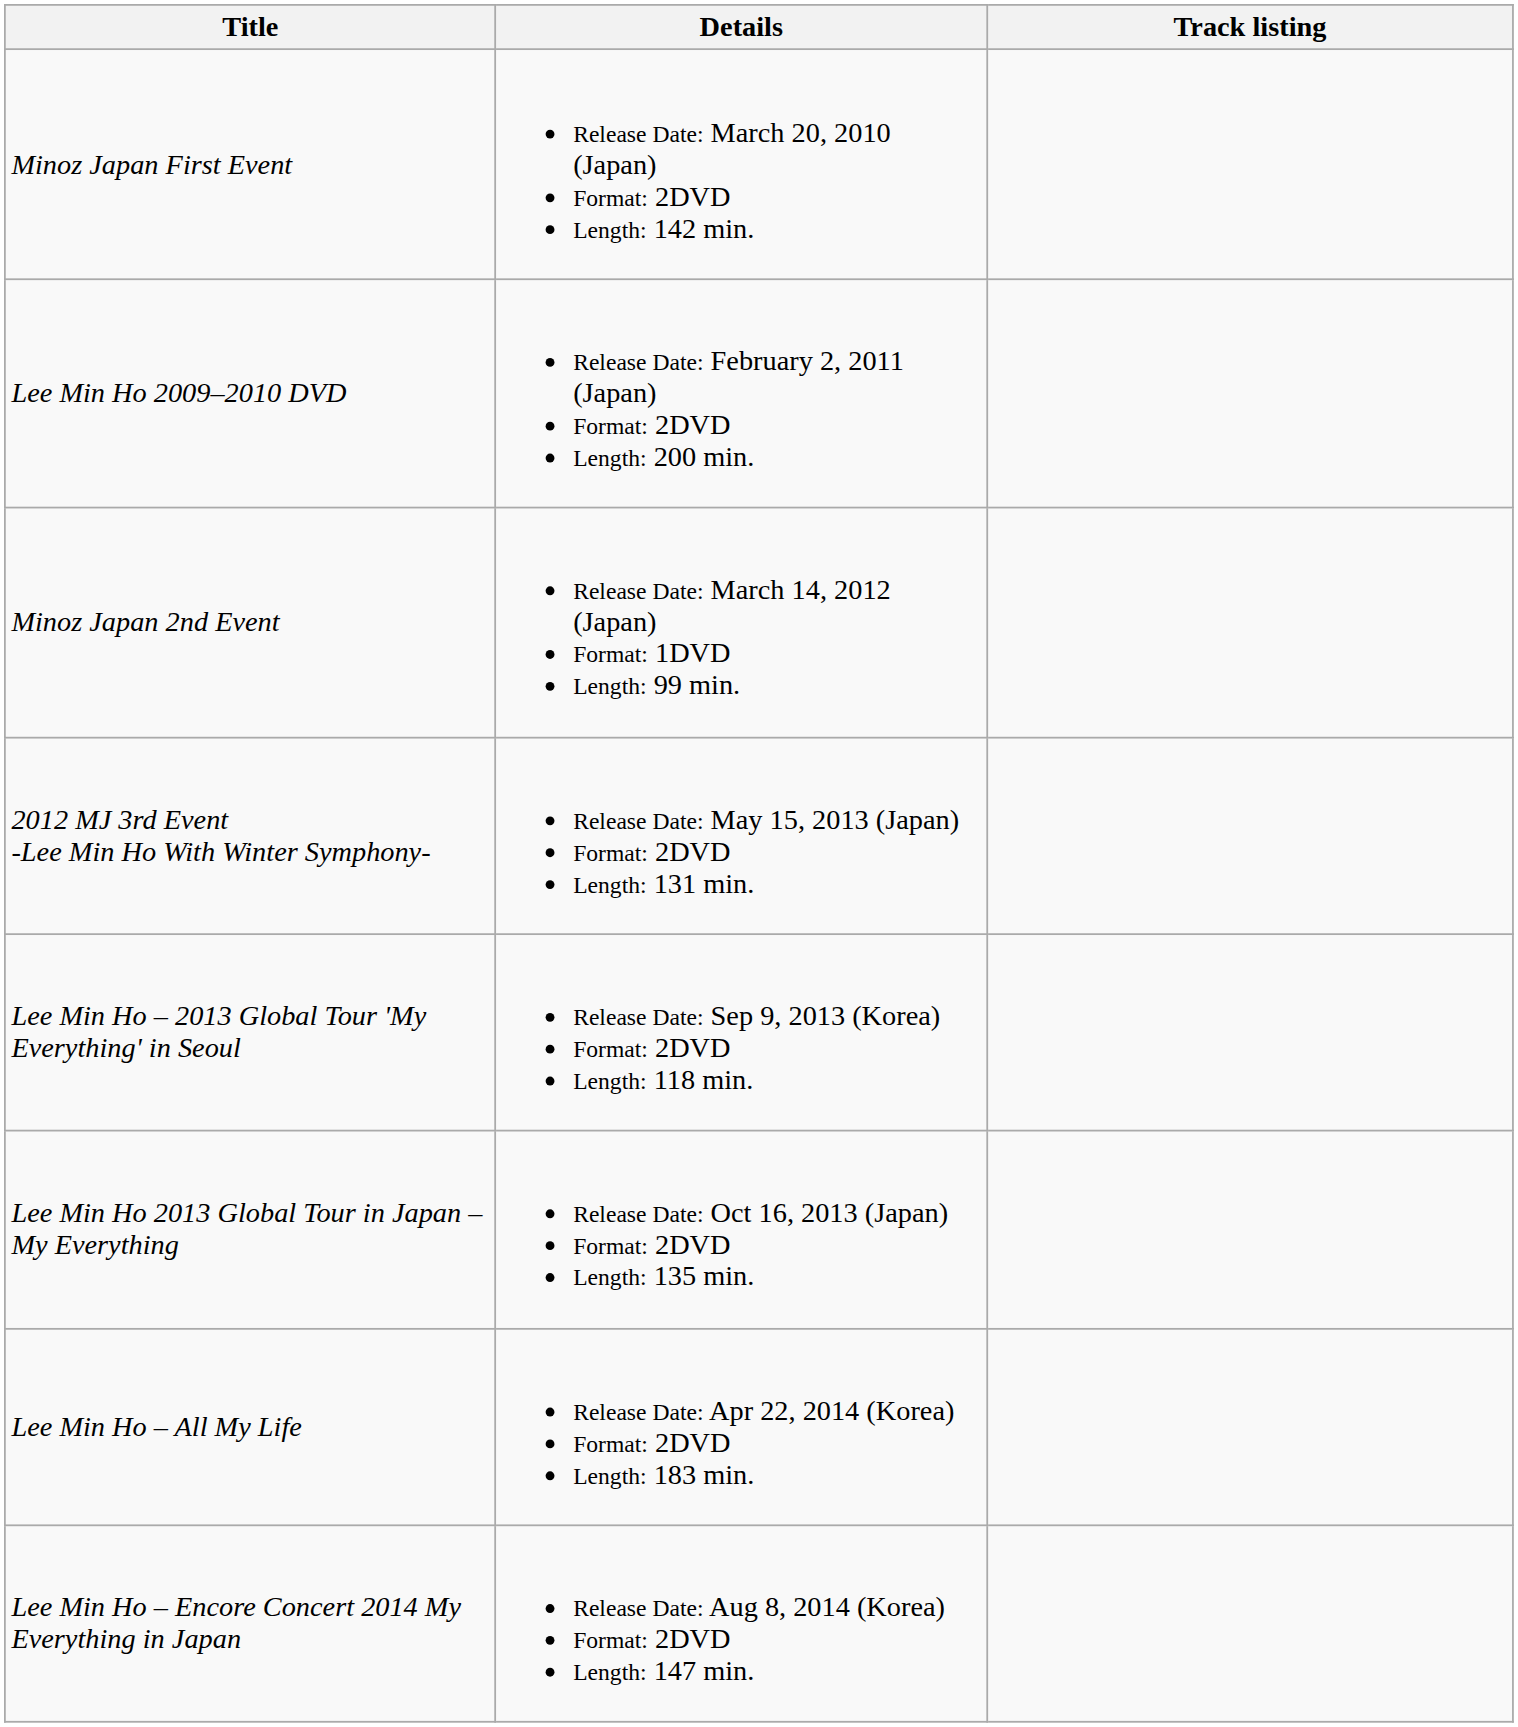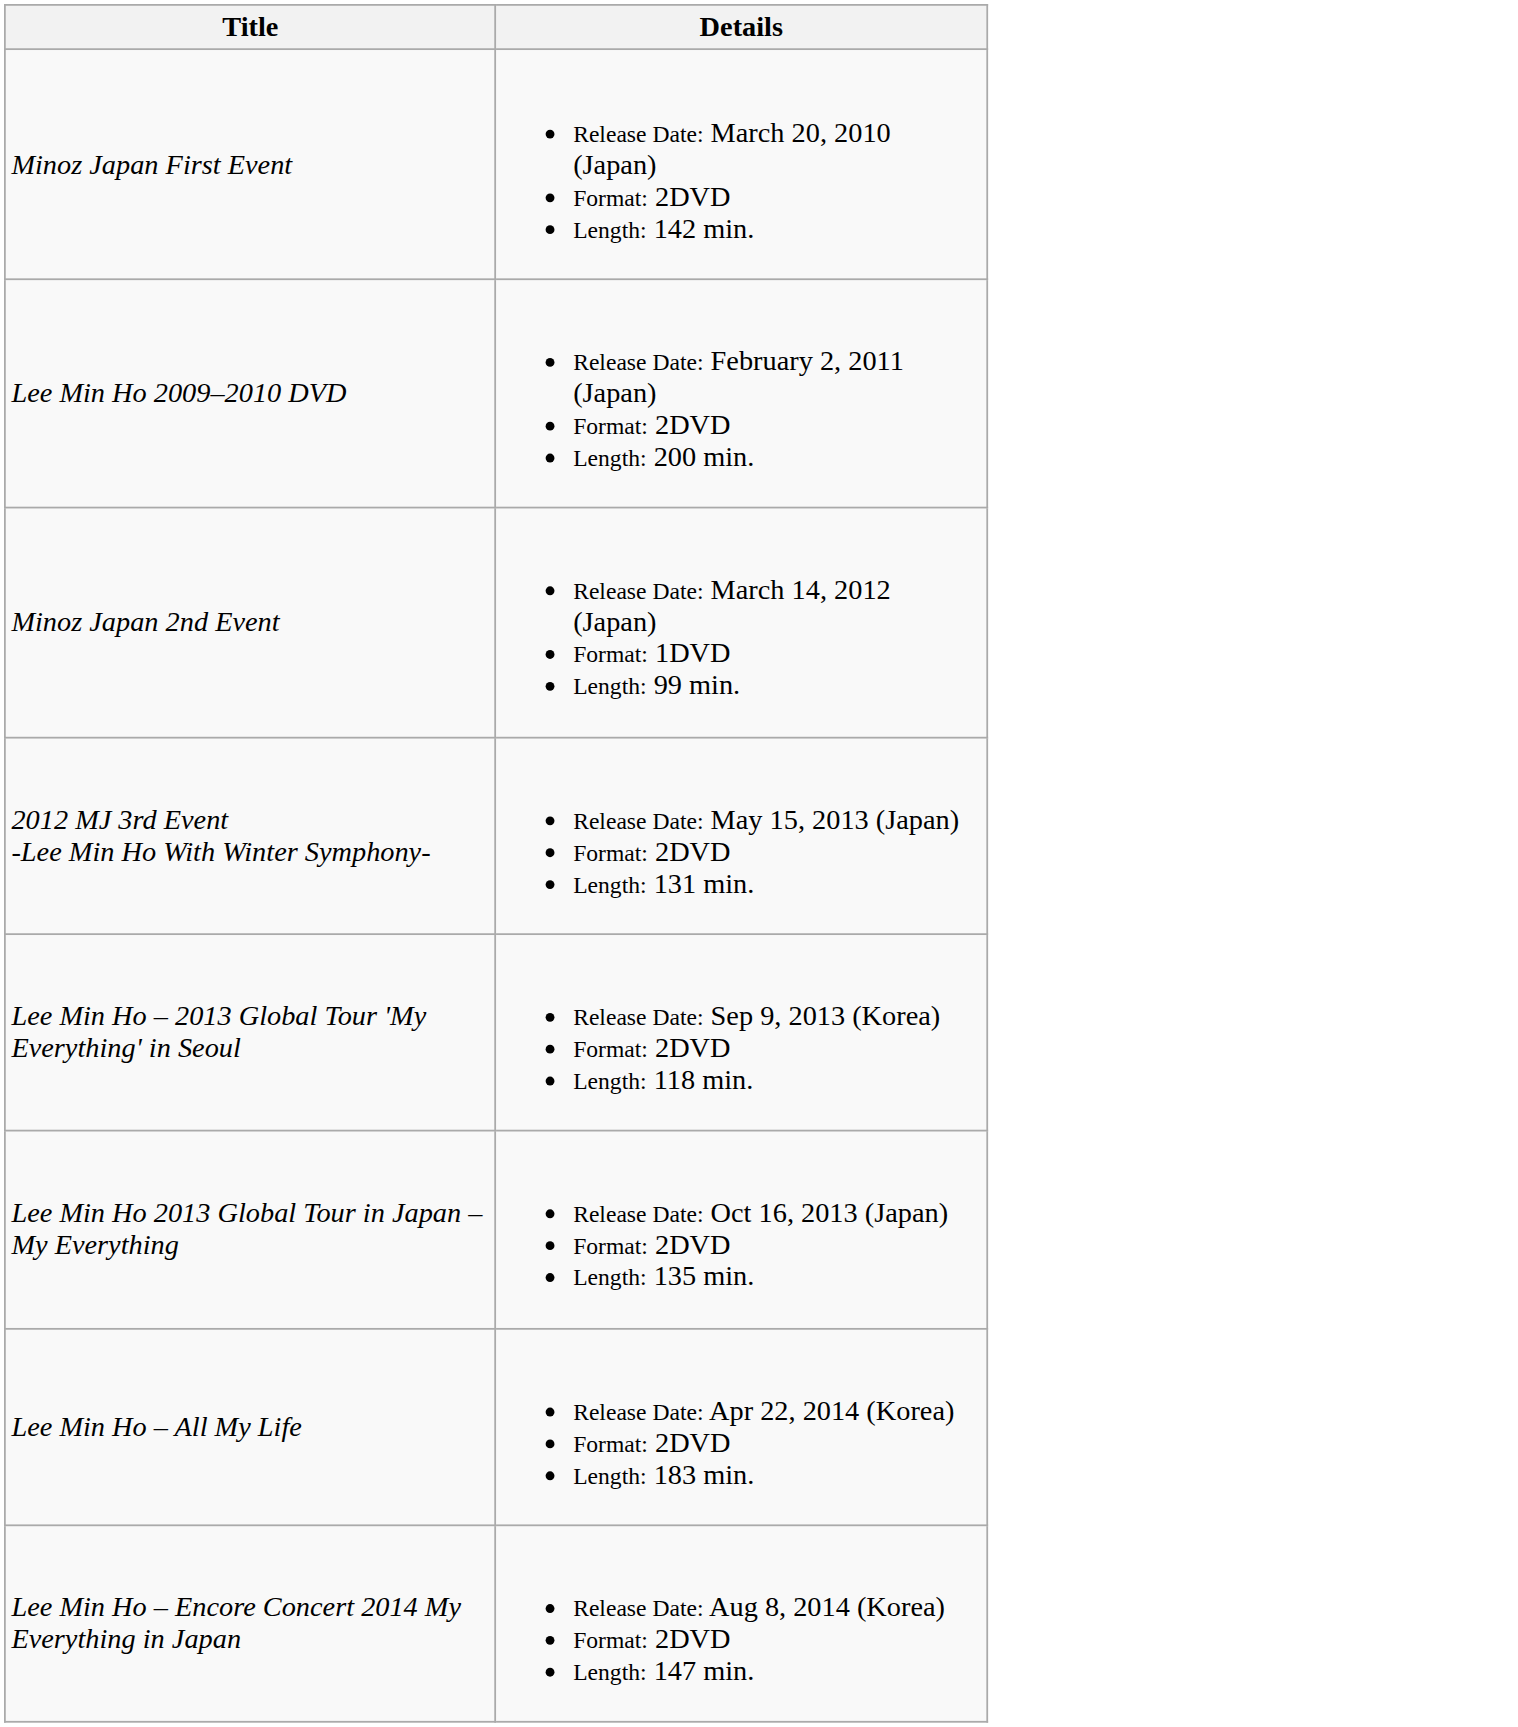- column: (1250, 26)
